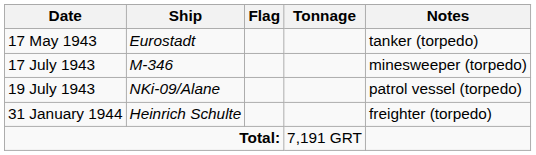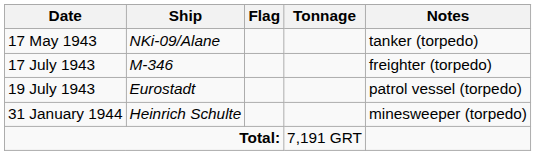(162, 41) Eurostadt -> (175, 41) NKi-09/Alane
(448, 65) minesweeper (torpedo) -> (431, 65) freighter (torpedo)
(175, 89) NKi-09/Alane -> (162, 89) Eurostadt
(431, 114) freighter (torpedo) -> (448, 114) minesweeper (torpedo)
